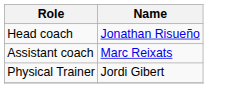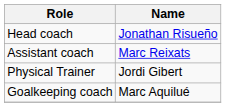+ row: (60, 92)
